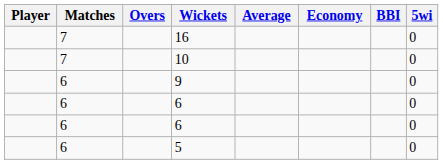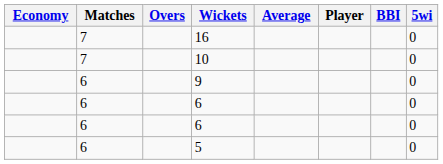columns swapped: (31, 15) <-> (335, 15)
